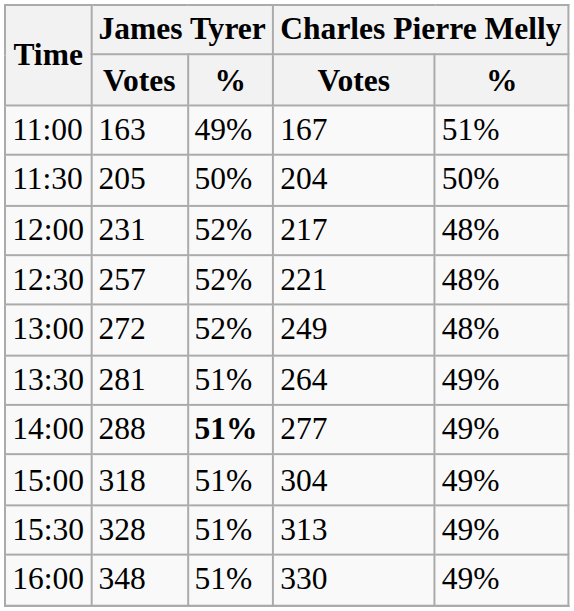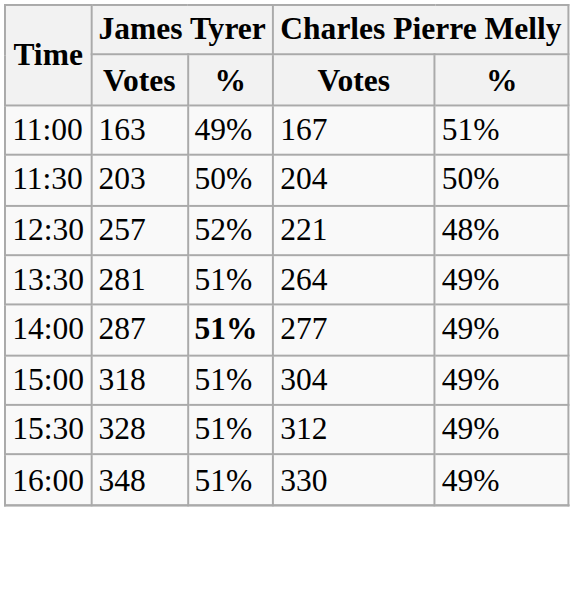(122, 179) 205 -> (122, 179) 203
- row: (48, 229)
- row: (48, 329)
(122, 429) 288 -> (122, 329) 287
(304, 529) 313 -> (304, 429) 312
